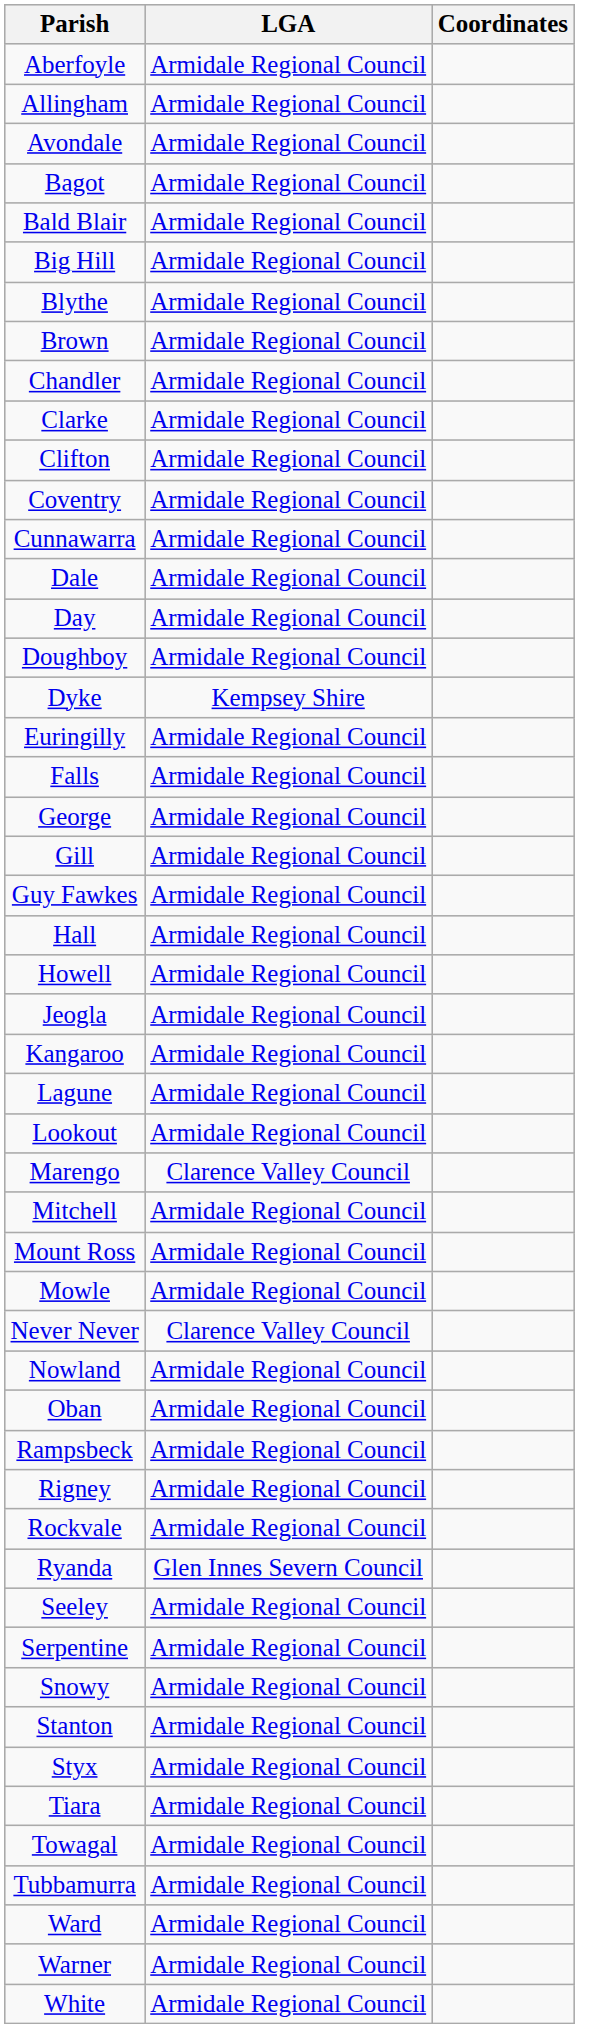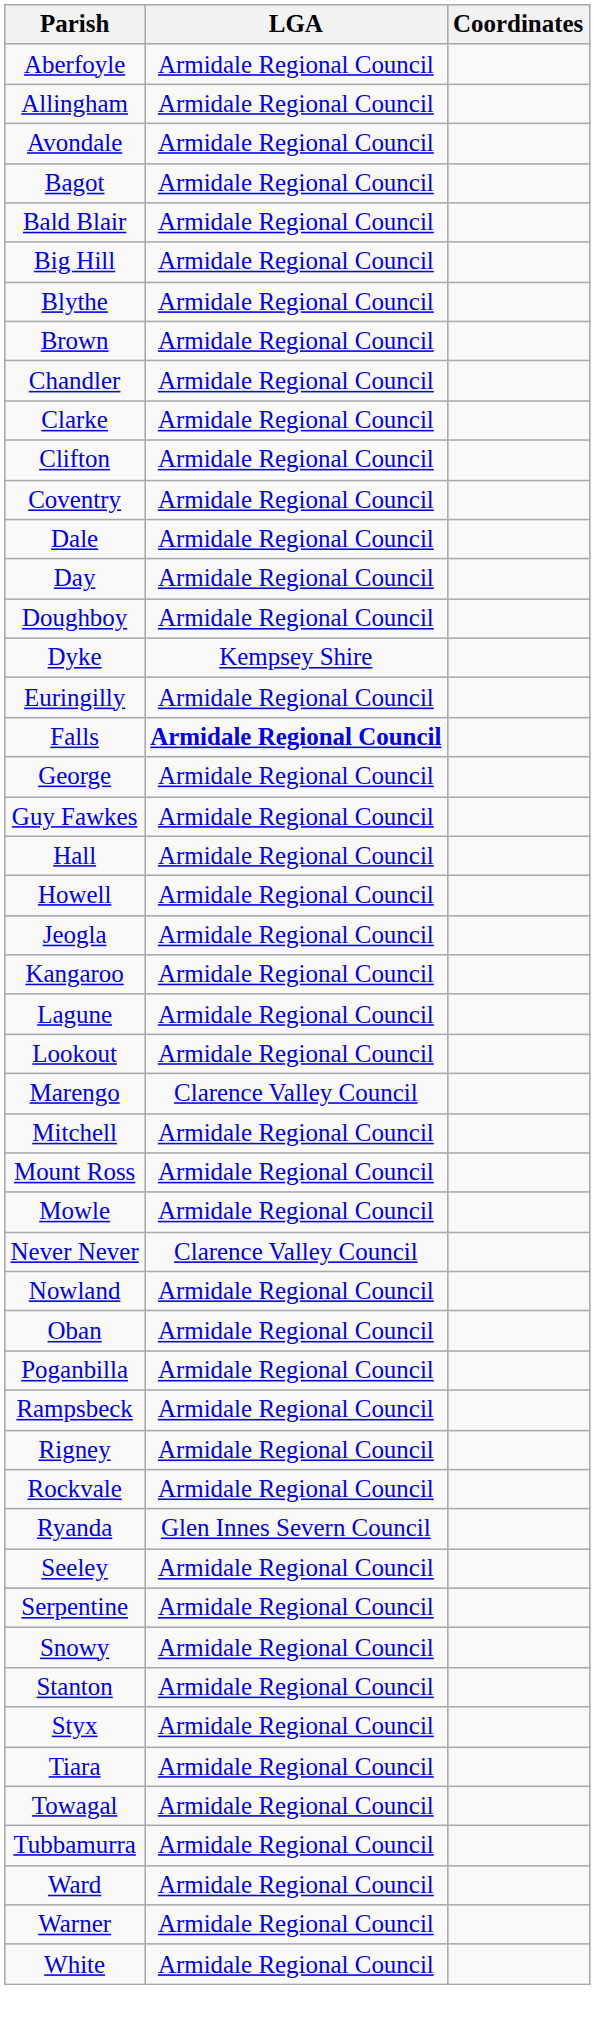- row: (75, 538)
(288, 776) normal -> (296, 736) bold
- row: (75, 855)
+ row: (75, 1370)
